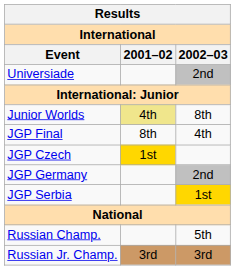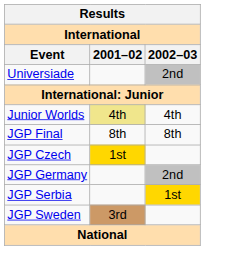(203, 114) 8th -> (173, 114) 4th
(203, 134) 4th -> (173, 134) 8th
+ row: (44, 214)
- row: (54, 235)
- row: (62, 255)
